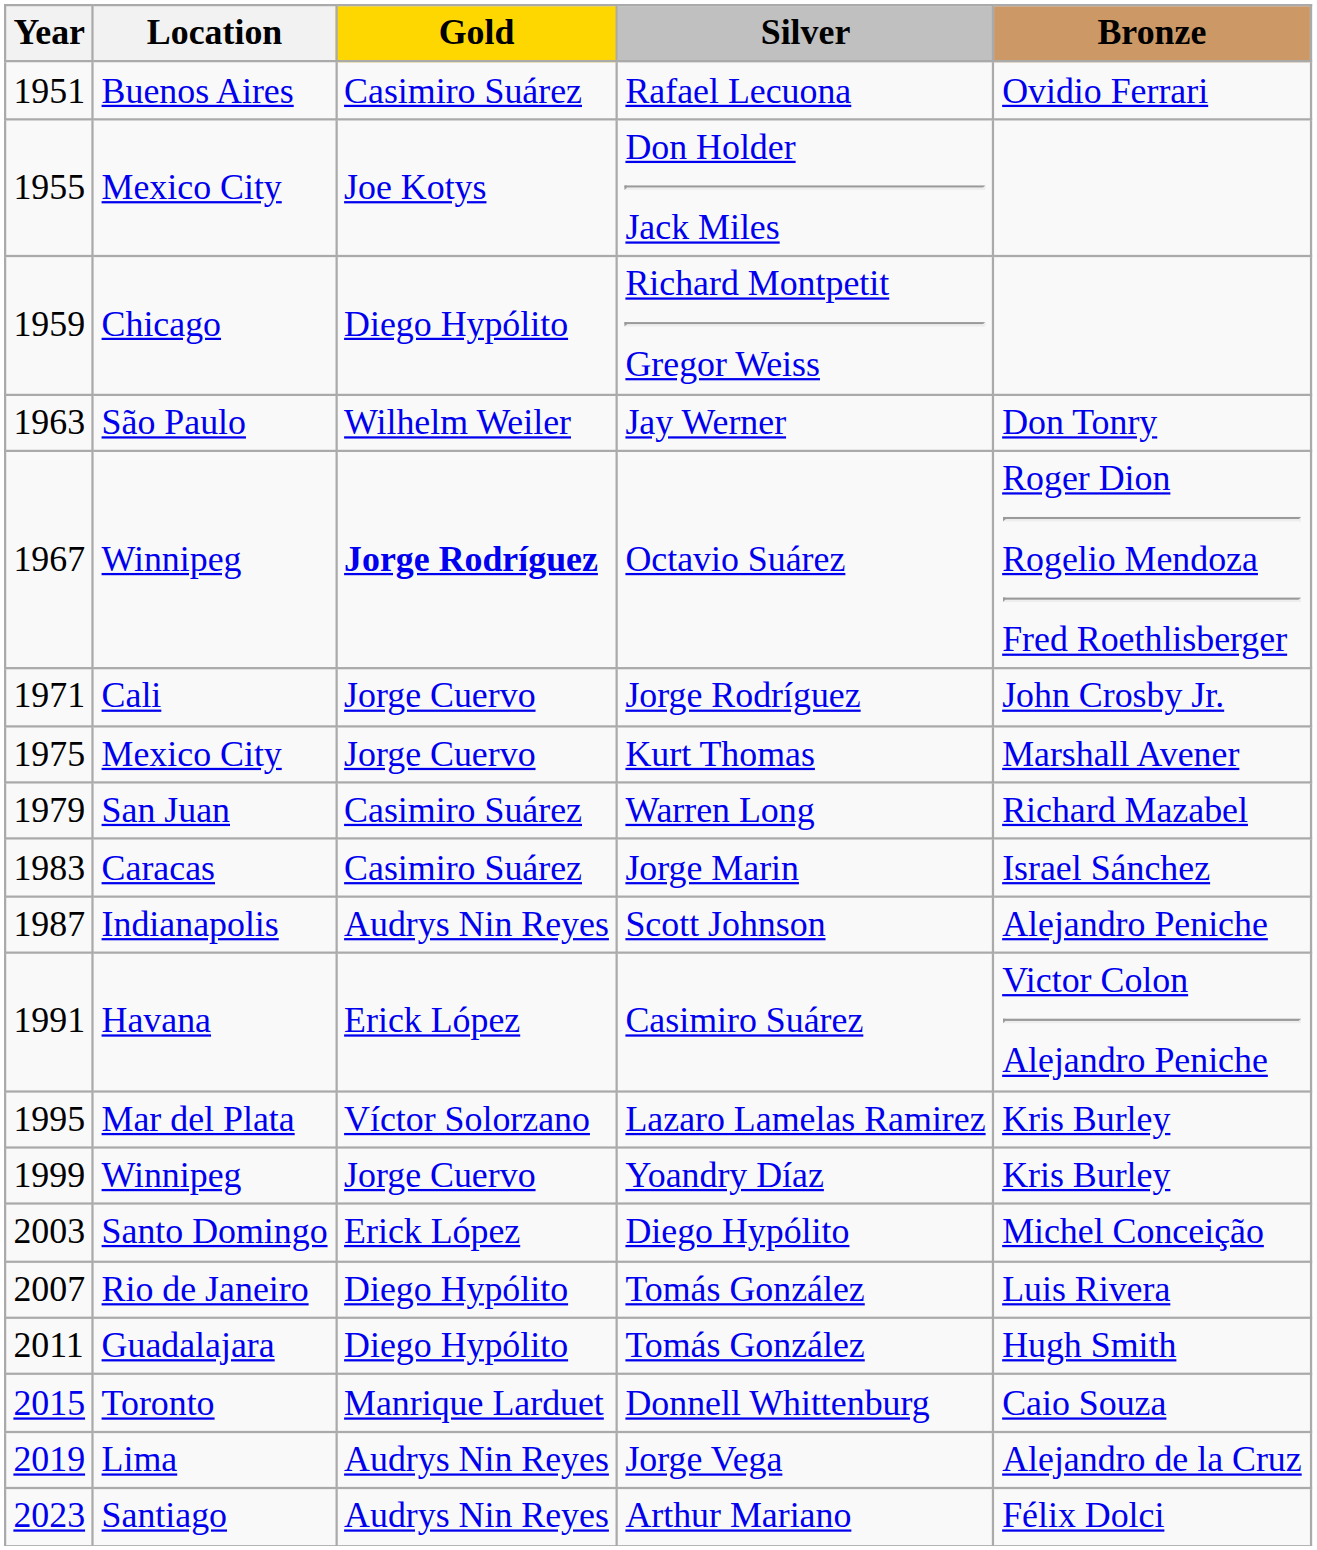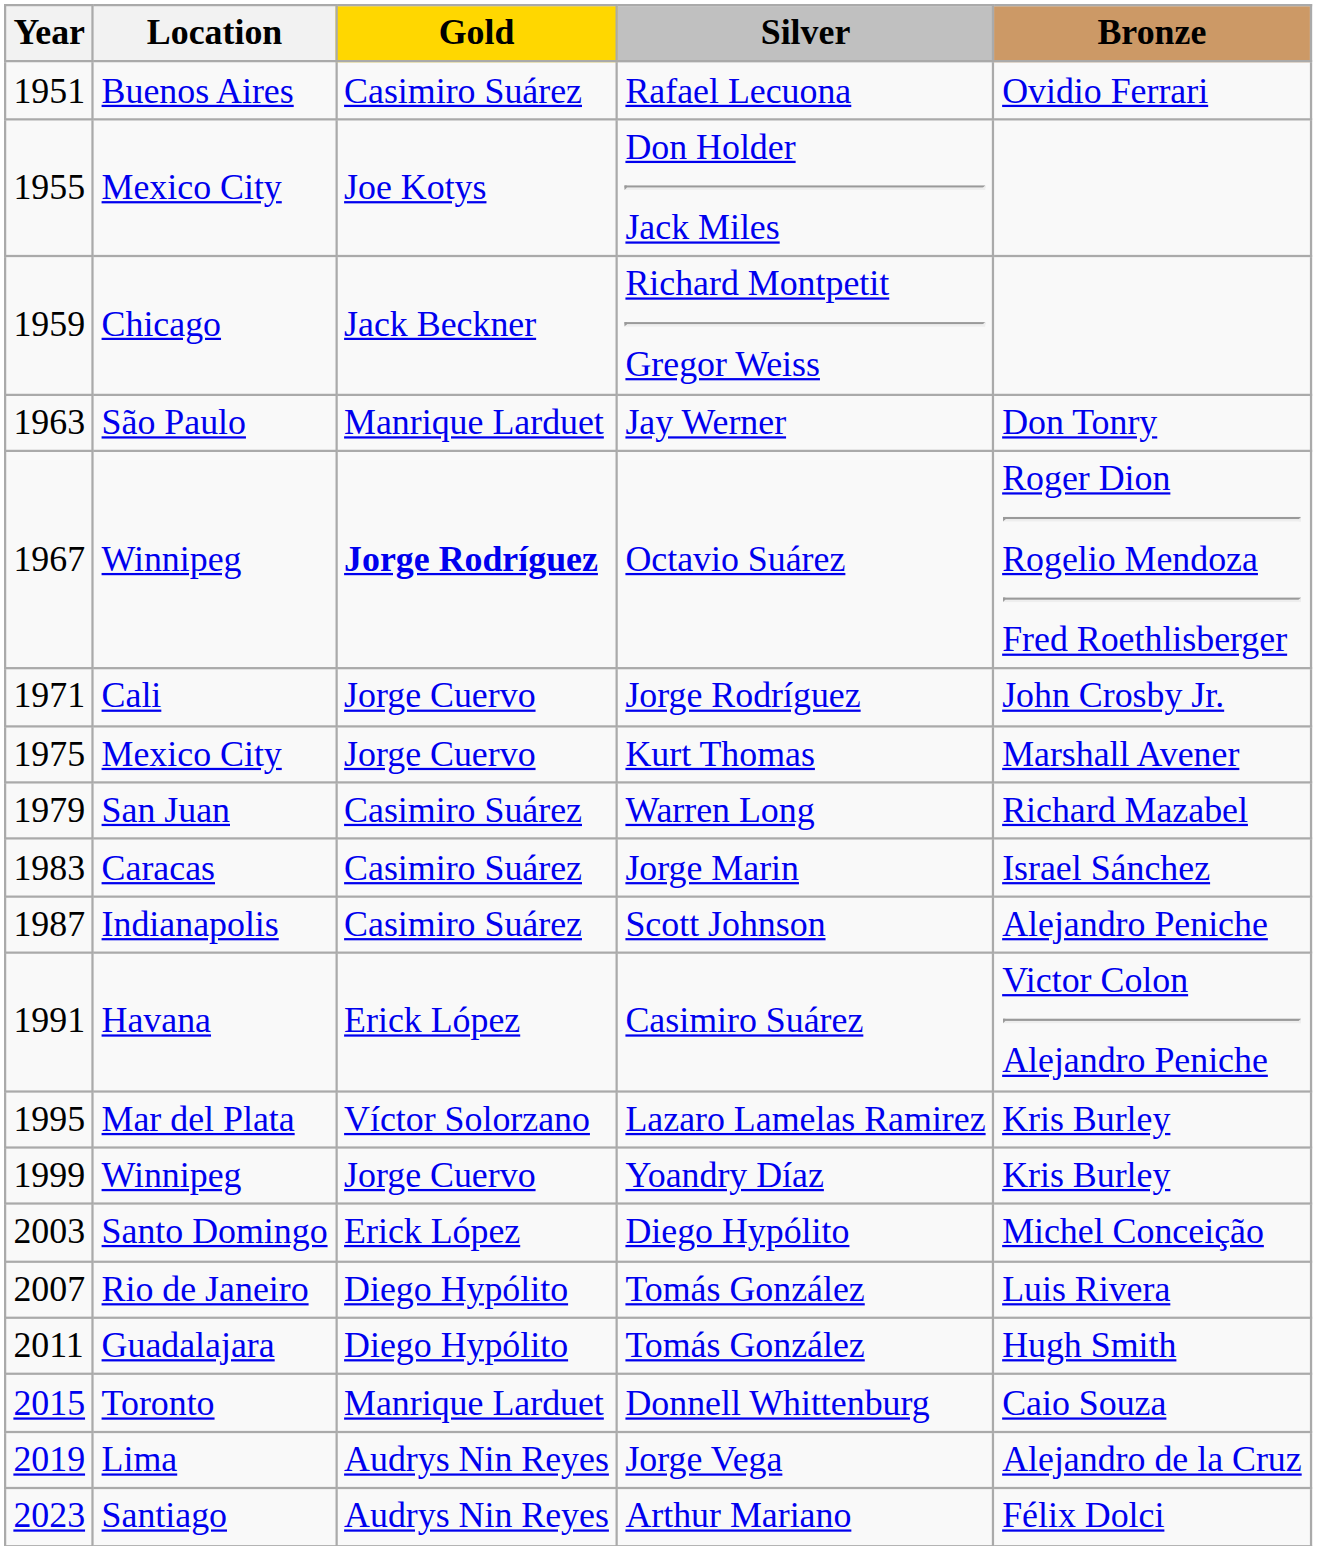(456, 324) Diego Hypólito -> (440, 324) Jack Beckner
(458, 421) Wilhelm Weiler -> (474, 421) Manrique Larduet
(477, 923) Audrys Nin Reyes -> (463, 923) Casimiro Suárez
